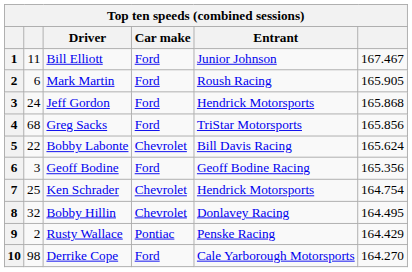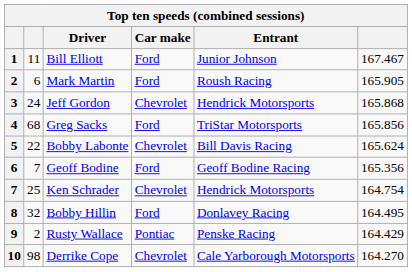(147, 103) Ford -> (161, 103) Chevrolet
(37, 168) 3 -> (37, 168) 7
(161, 212) Chevrolet -> (147, 212) Ford
(147, 256) Ford -> (161, 256) Chevrolet
